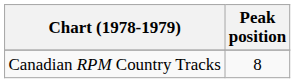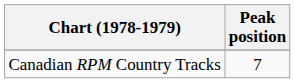(257, 63) 8 -> (257, 63) 7
